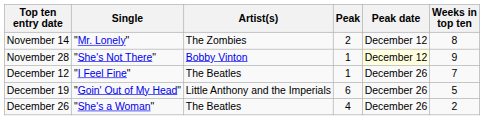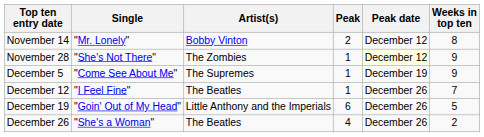(216, 40) The Zombies -> (217, 40) Bobby Vinton
(217, 57) Bobby Vinton -> (216, 57) The Zombies
+ row: (35, 73)
